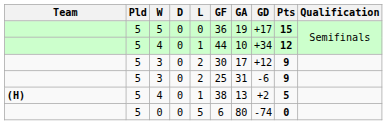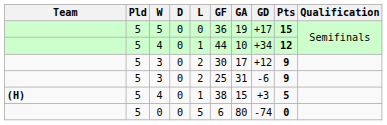(241, 95) 13 -> (241, 95) 15
(263, 95) +2 -> (263, 95) +3
